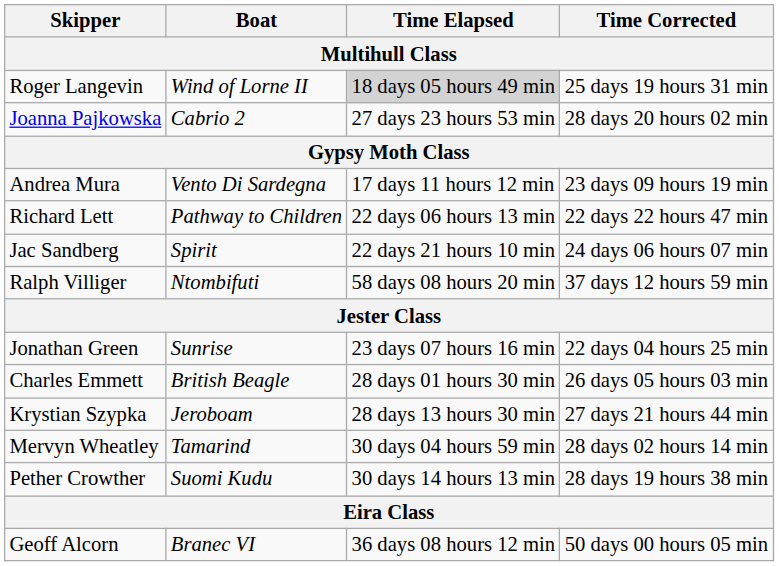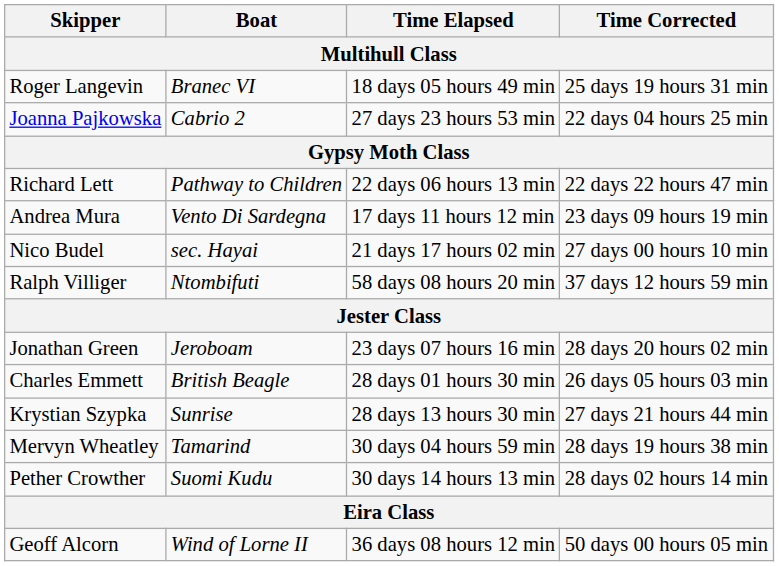(239, 86) Wind of Lorne II -> (213, 86) Branec VI
(453, 86) lightgrey background -> (453, 86) no background
(666, 119) 28 days 20 hours 02 min -> (666, 119) 22 days 04 hours 25 min
rows swapped: (61, 217) <-> (65, 184)
- row: (64, 250)
+ row: (57, 250)
(202, 348) Sunrise -> (212, 348) Jeroboam
(666, 348) 22 days 04 hours 25 min -> (666, 348) 28 days 20 hours 02 min
(212, 413) Jeroboam -> (202, 413) Sunrise
(666, 446) 28 days 02 hours 14 min -> (666, 446) 28 days 19 hours 38 min
(666, 479) 28 days 19 hours 38 min -> (666, 479) 28 days 02 hours 14 min
(213, 544) Branec VI -> (239, 544) Wind of Lorne II
